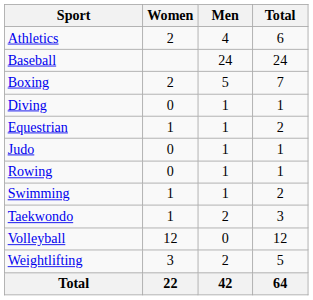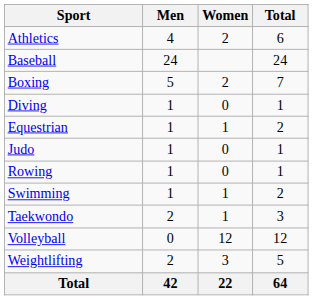columns swapped: (225, 15) <-> (170, 15)
